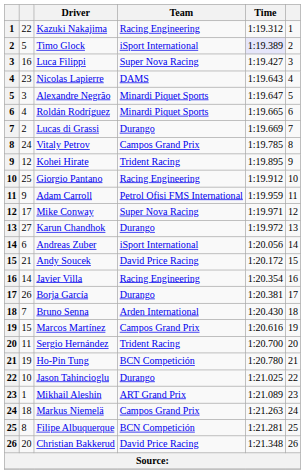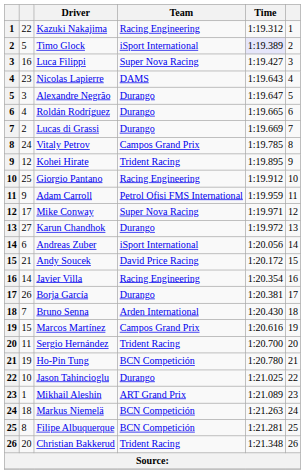(164, 95) Minardi Piquet Sports -> (137, 95) Durango
(164, 112) Minardi Piquet Sports -> (137, 112) Durango
(160, 410) Campos Grand Prix -> (157, 410) BCN Competición
(159, 444) David Price Racing -> (150, 444) Trident Racing
